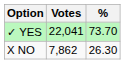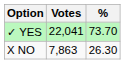(63, 50) 7,862 -> (63, 50) 7,863
